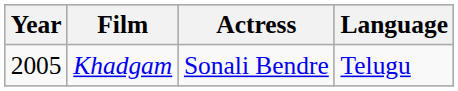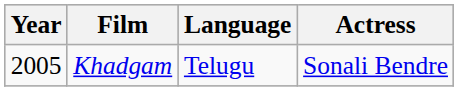columns swapped: (256, 24) <-> (394, 24)
